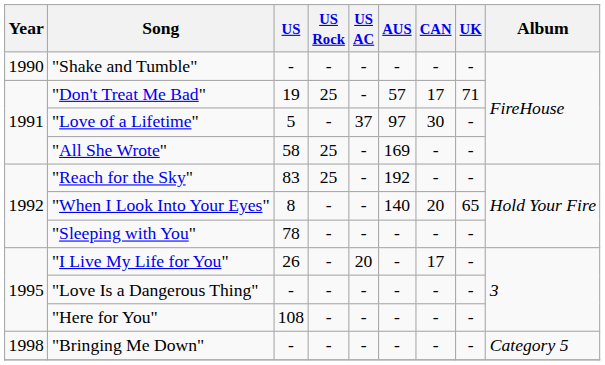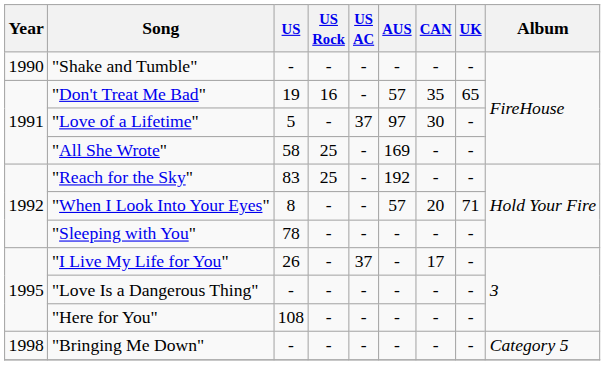(329, 94) 25 -> (329, 94) 16
(436, 94) 17 -> (436, 94) 35
(471, 94) 71 -> (471, 94) 65
(397, 205) 140 -> (397, 205) 57
(471, 205) 65 -> (471, 205) 71
(364, 261) 20 -> (364, 261) 37
